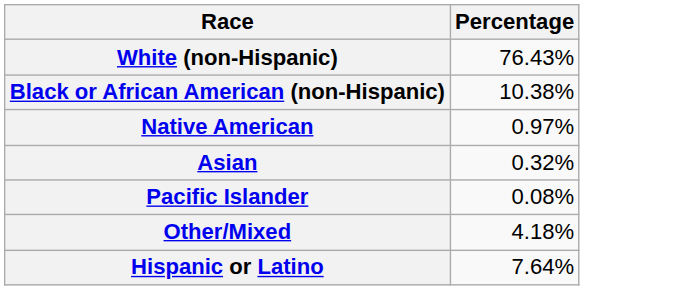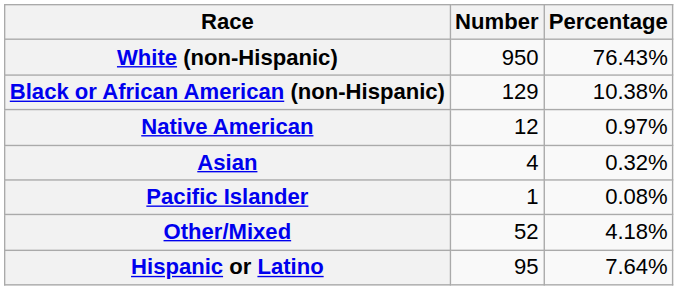+ column: (497, 22)
